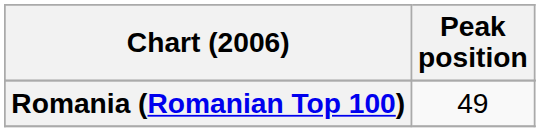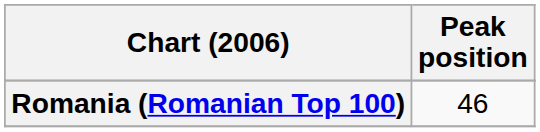(473, 103) 49 -> (473, 103) 46
